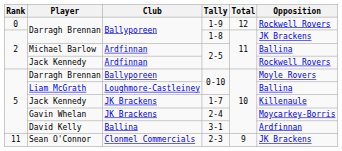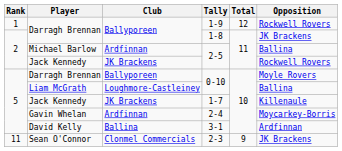(16, 24) 0 -> (16, 24) 1
(126, 62) Ardfinnan -> (131, 62) JK Brackens
(131, 114) JK Brackens -> (126, 114) Ardfinnan
